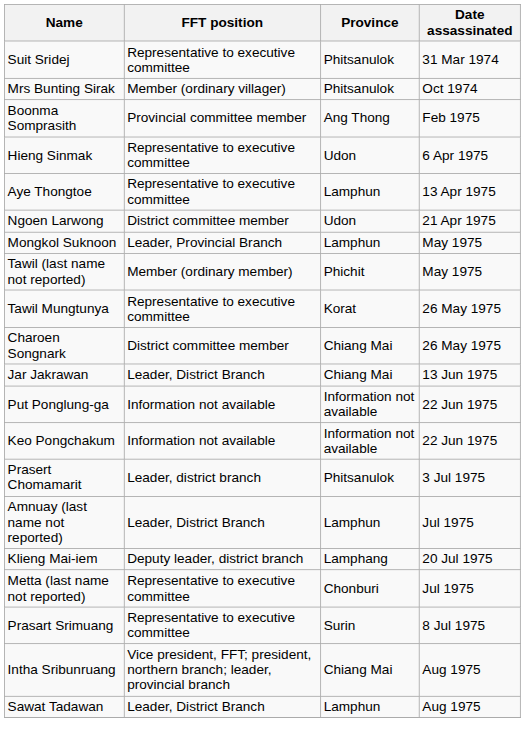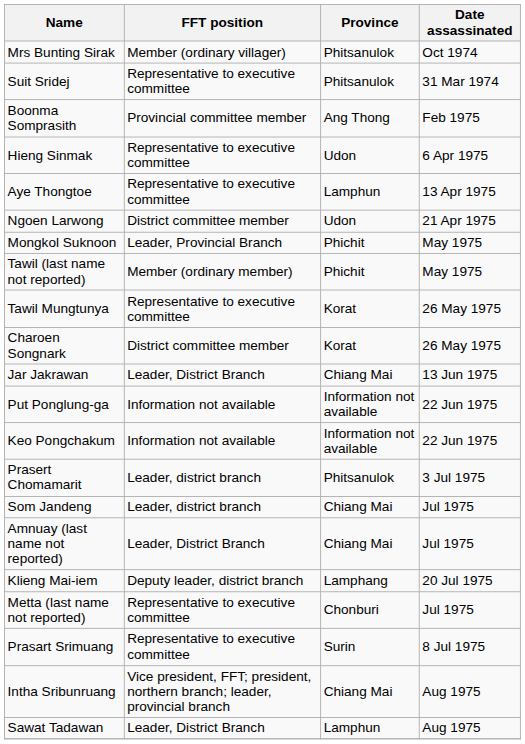rows swapped: (39, 59) <-> (61, 89)
(352, 242) Lamphun -> (344, 242) Phichit
(358, 345) Chiang Mai -> (340, 345) Korat
+ row: (50, 507)
(352, 522) Lamphun -> (358, 543) Chiang Mai
